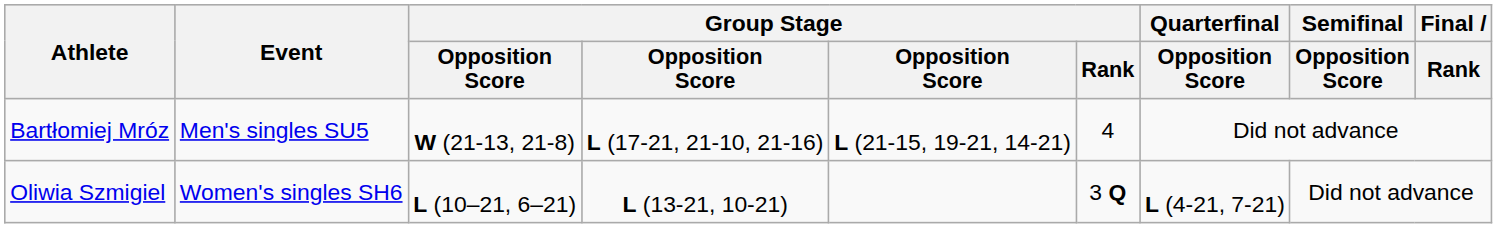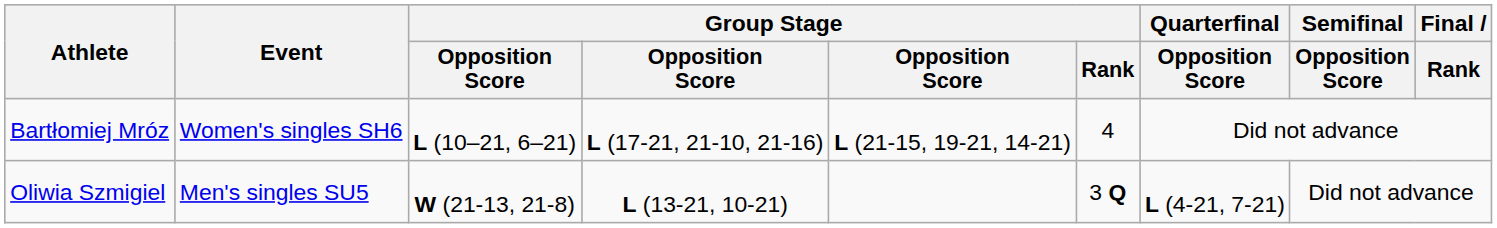(274, 130) Men's singles SU5 -> (291, 130) Women's singles SH6
(495, 143) W (21-13, 21-8) -> (495, 143) L (10–21, 6–21)
(291, 192) Women's singles SH6 -> (274, 192) Men's singles SU5
(495, 204) L (10–21, 6–21) -> (495, 204) W (21-13, 21-8)
